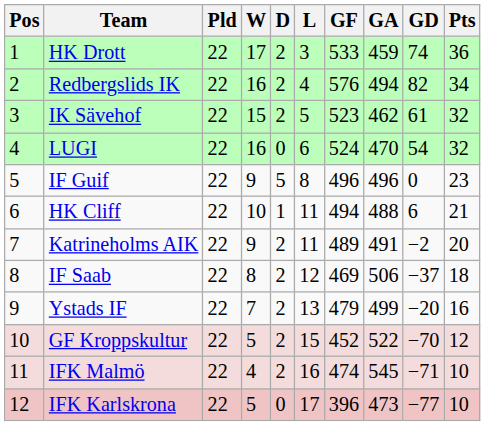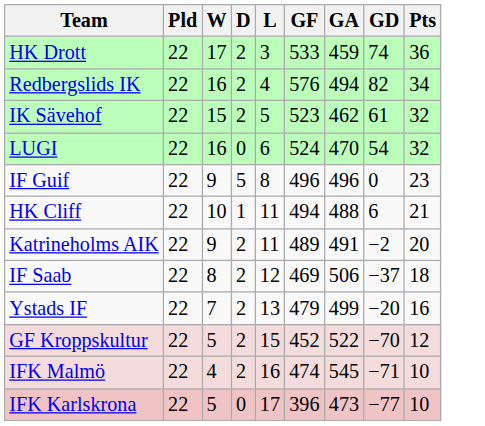- column: (24, 20)
